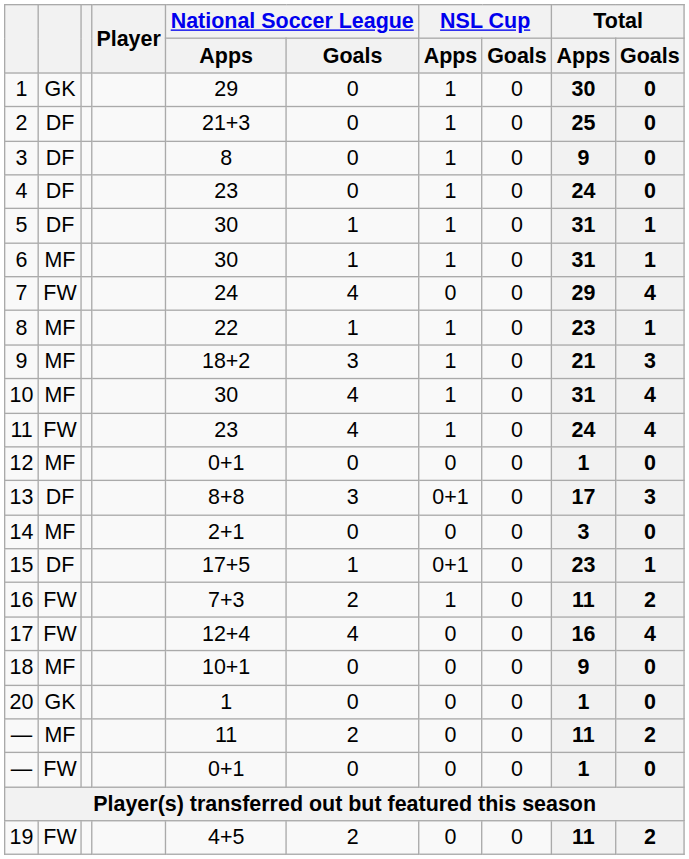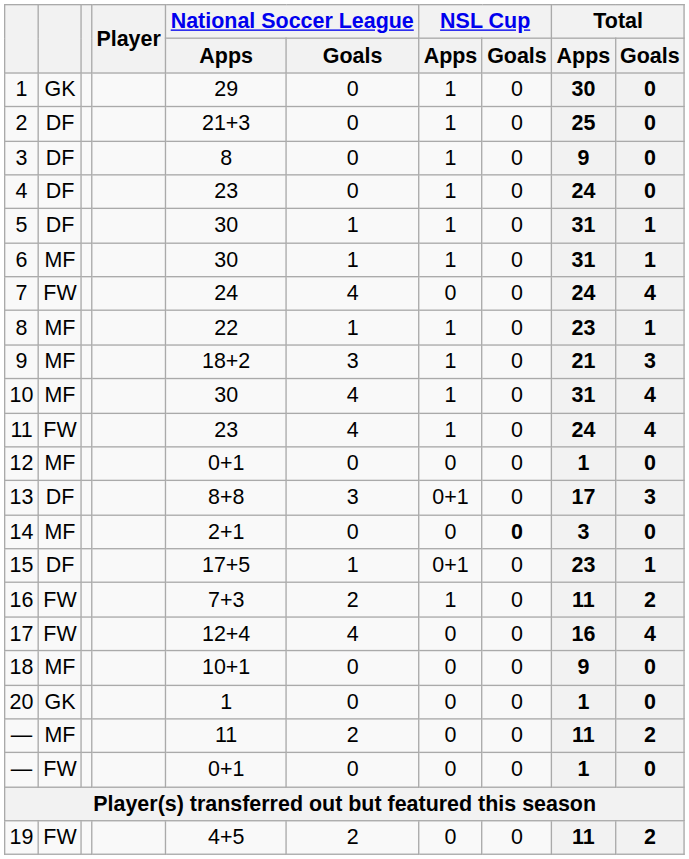(583, 293) 29 -> (583, 293) 24
(517, 531) normal -> (517, 531) bold
